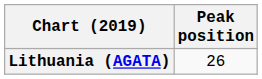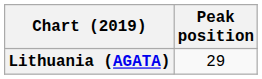(216, 62) 26 -> (216, 62) 29
